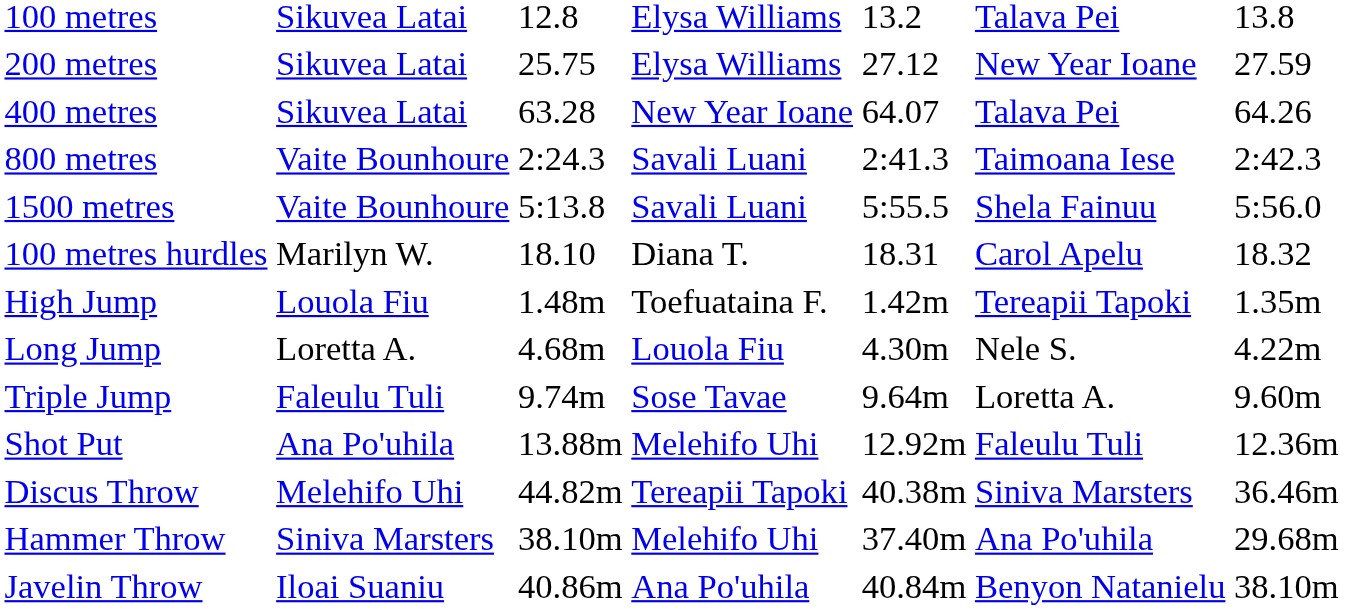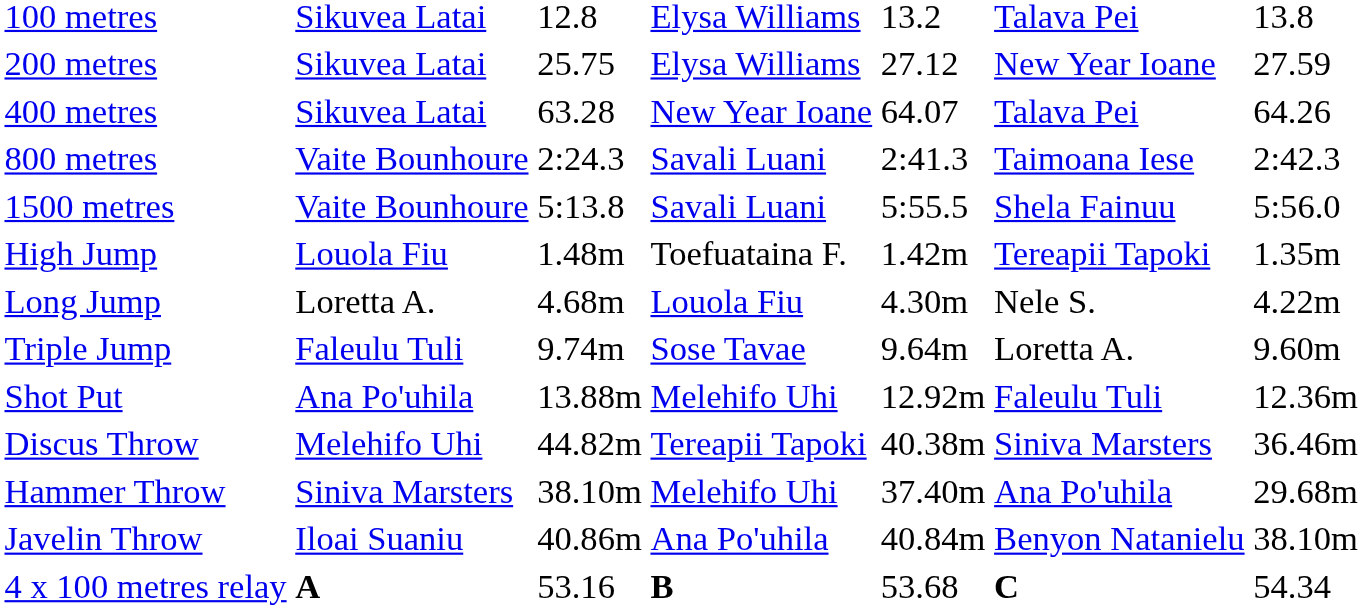- row: (136, 253)
+ row: (146, 586)
